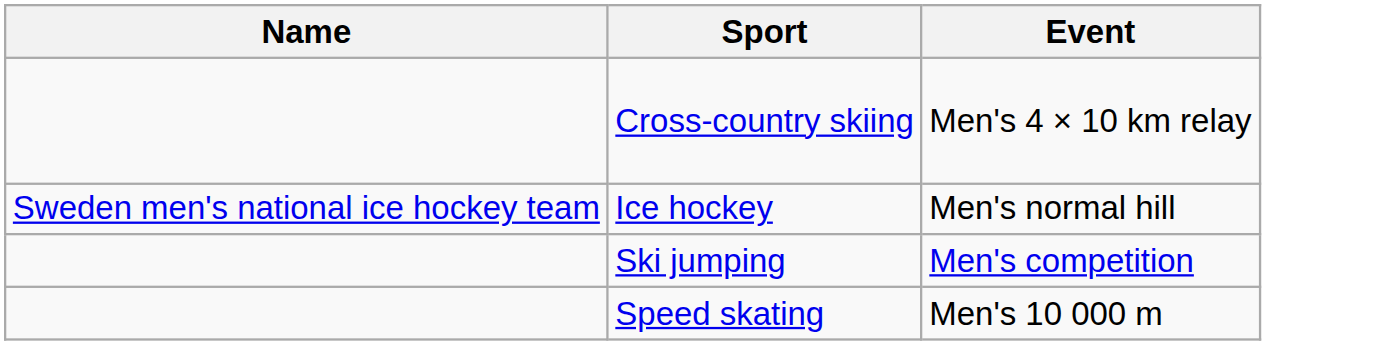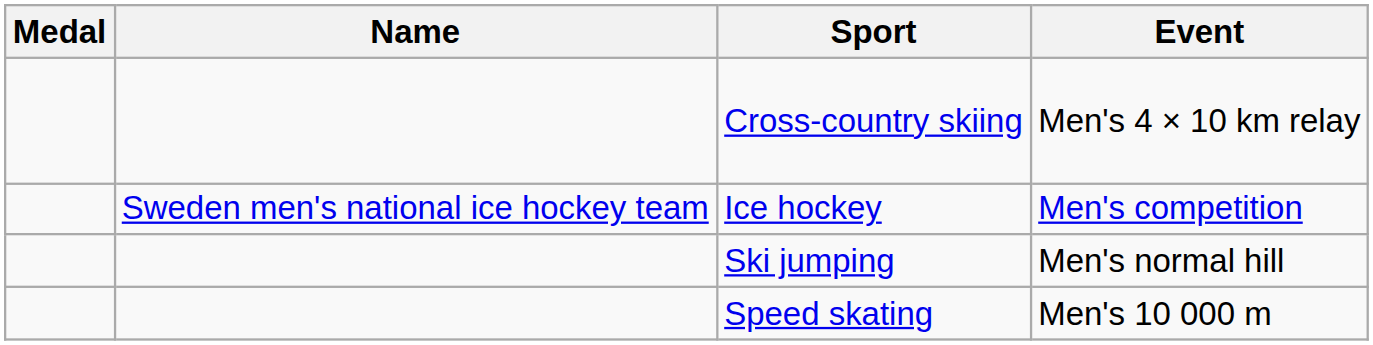+ column: (60, 32)
(1052, 209) Men's normal hill -> (1170, 209) Men's competition
(1062, 261) Men's competition -> (1161, 261) Men's normal hill
